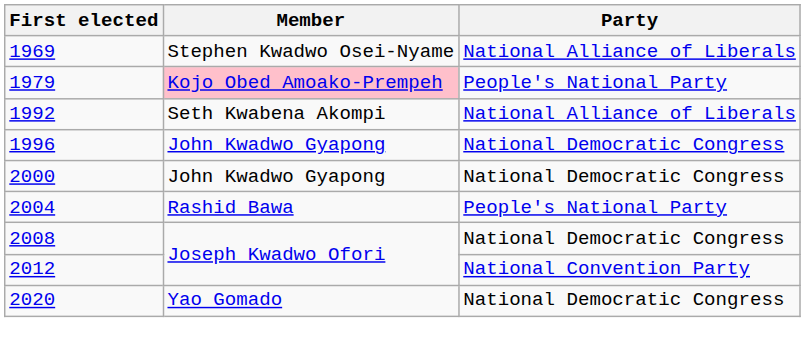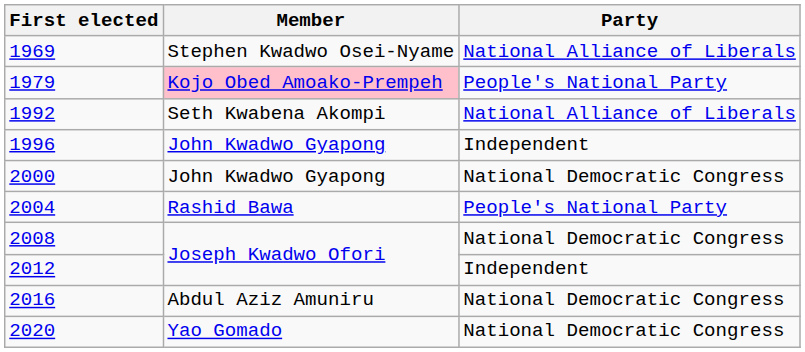(624, 145) National Democratic Congress -> (526, 145) Independent
(607, 269) National Convention Party -> (526, 269) Independent
+ row: (32, 301)
